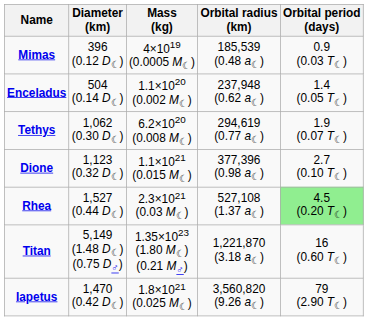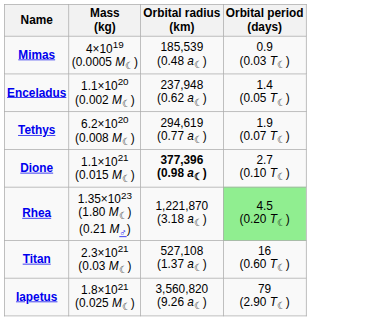- column: (98, 20)
(239, 168) normal -> (182, 168) bold
(162, 206) 2.3×1021 (0.03 M☾) -> (105, 214) 1.35×1023 (1.80 M☾) (0.21 M♂)
(239, 206) 527,108 (1.37 a☾) -> (182, 214) 1,221,870 (3.18 a☾)
(162, 251) 1.35×1023 (1.80 M☾) (0.21 M♂) -> (105, 259) 2.3×1021 (0.03 M☾)
(239, 251) 1,221,870 (3.18 a☾) -> (182, 259) 527,108 (1.37 a☾)
